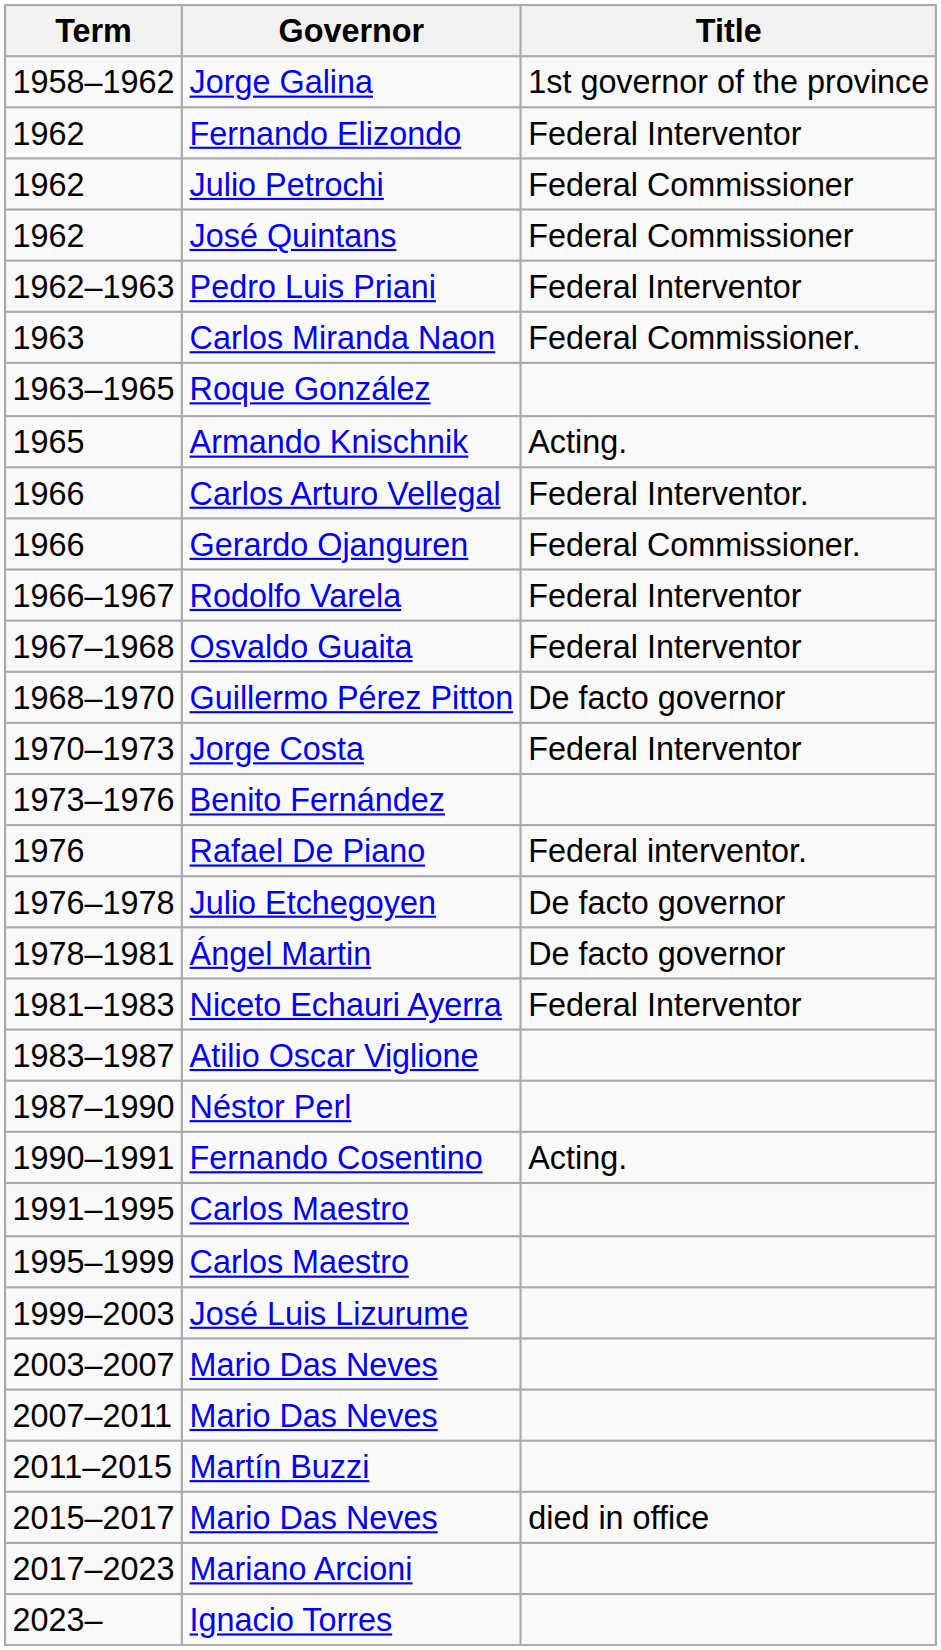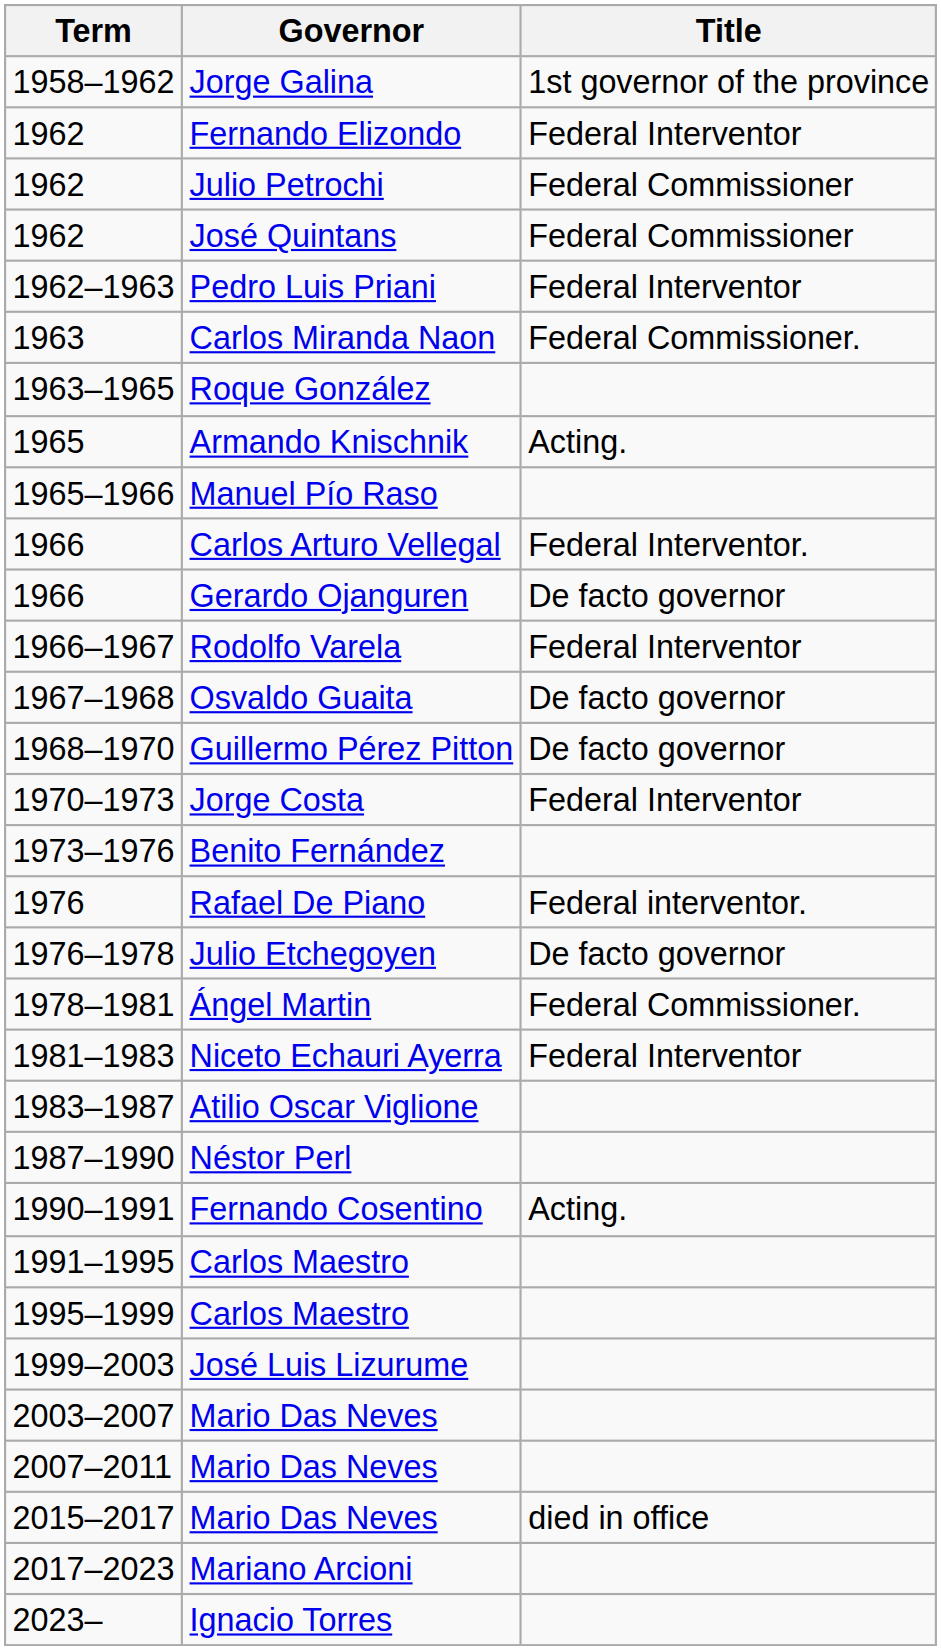+ row: (94, 492)
(695, 543) Federal Commissioner. -> (657, 595) De facto governor
(665, 646) Federal Interventor -> (657, 697) De facto governor
(657, 953) De facto governor -> (695, 1005) Federal Commissioner.
- row: (92, 1466)
